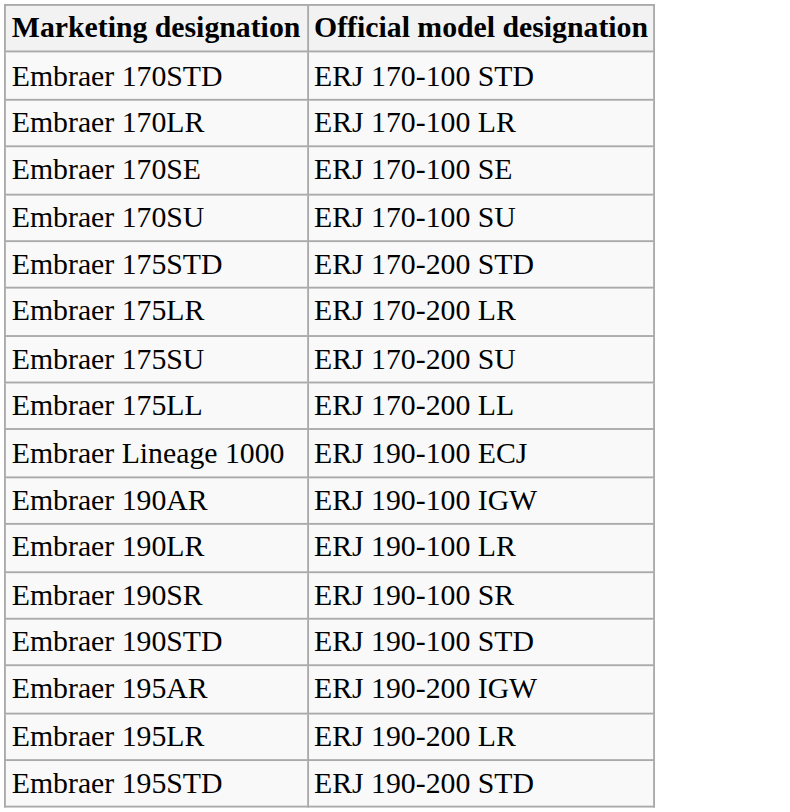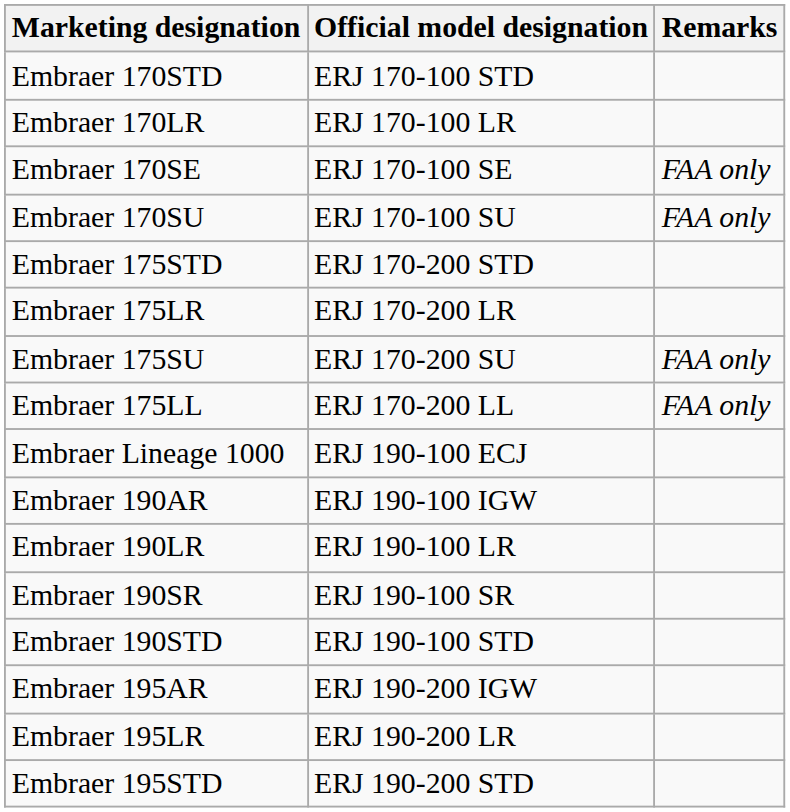+ column: (720, 28)
